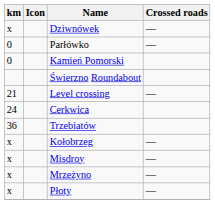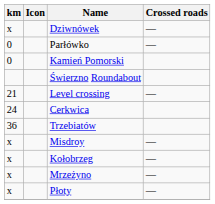rows swapped: (67, 158) <-> (71, 142)
